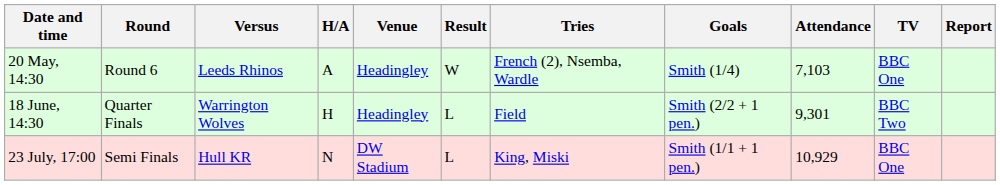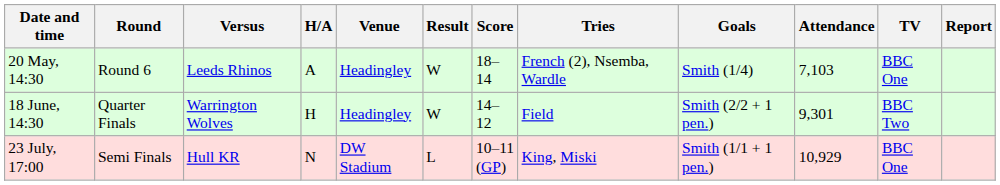+ column: (495, 26)
(449, 113) L -> (434, 113) W
